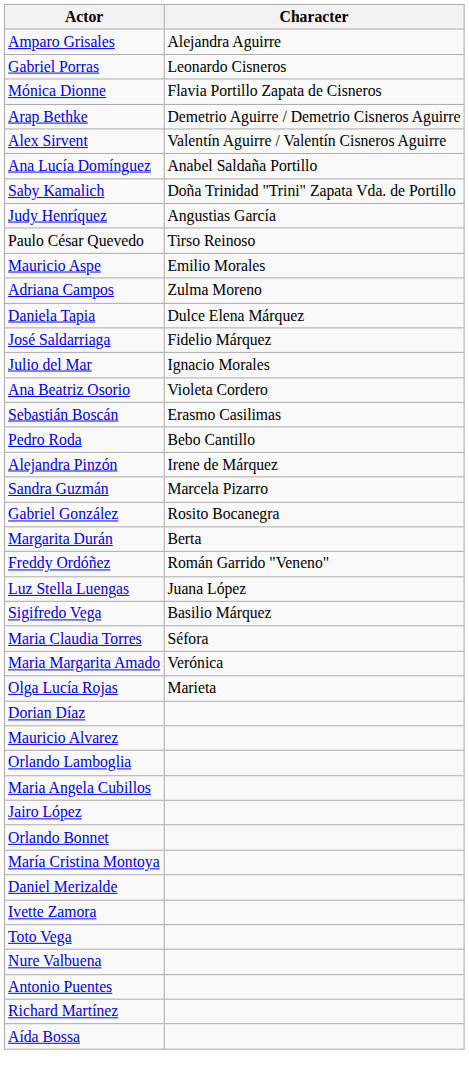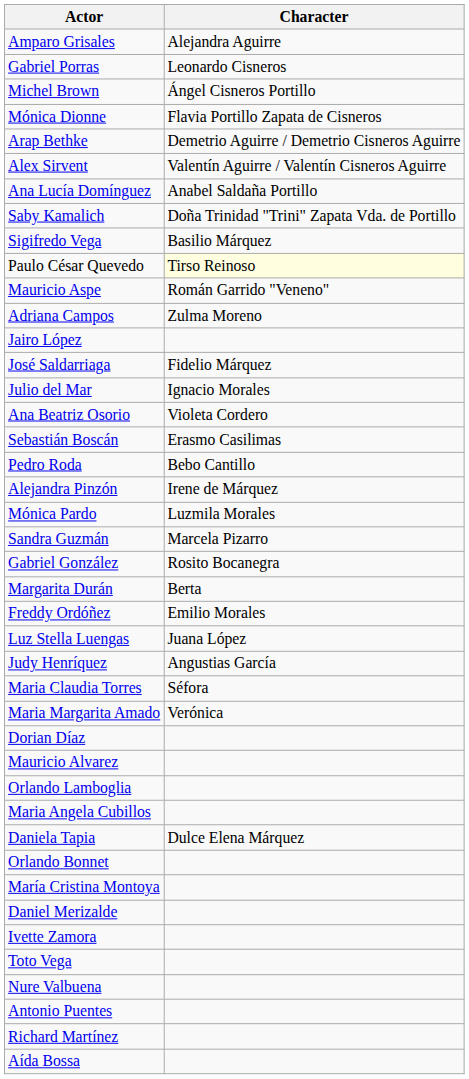+ row: (54, 91)
rows swapped: (58, 215) <-> (55, 613)
(211, 240) no background -> (211, 265) lightyellow background
(216, 265) Emilio Morales -> (248, 290) Román Garrido "Veneno"
rows swapped: (52, 315) <-> (45, 812)
+ row: (52, 514)
(248, 564) Román Garrido "Veneno" -> (216, 613) Emilio Morales
- row: (63, 688)
